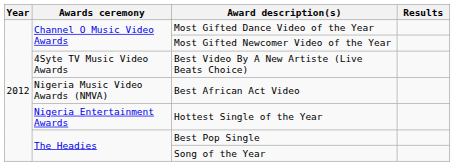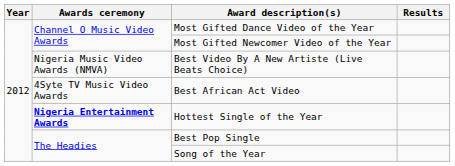(91, 64) 4Syte TV Music Video Awards -> (88, 64) Nigeria Music Video Awards (NMVA)
(88, 90) Nigeria Music Video Awards (NMVA) -> (91, 90) 4Syte TV Music Video Awards
(94, 117) normal -> (94, 117) bold
